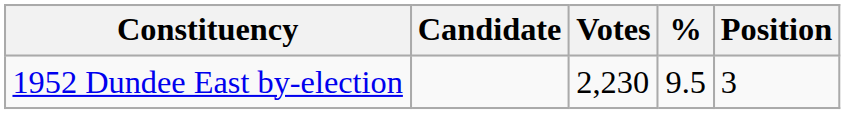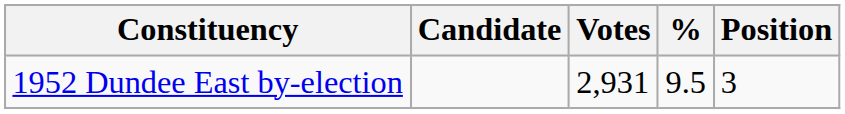(613, 81) 2,230 -> (613, 81) 2,931
